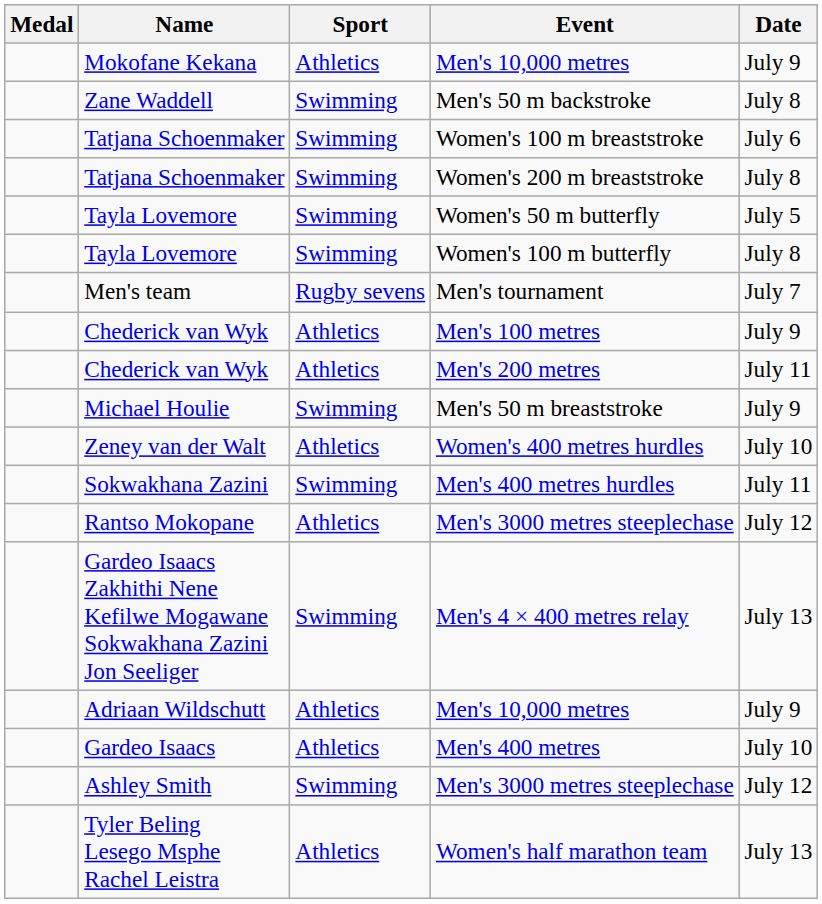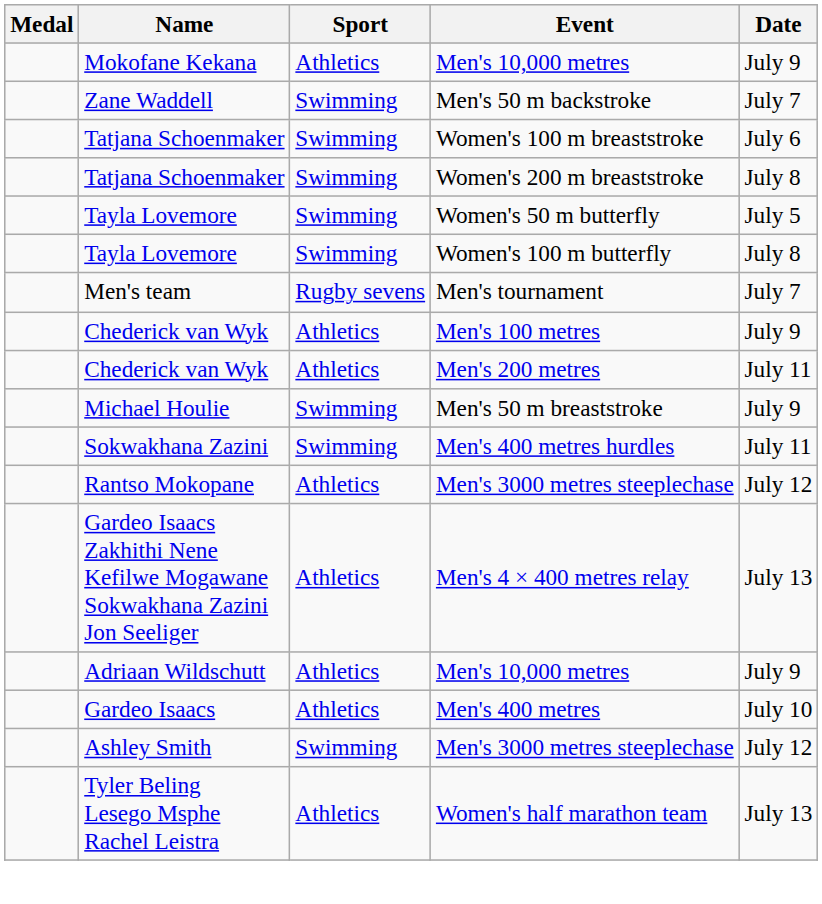(773, 100) July 8 -> (773, 100) July 7
- row: (175, 445)
(346, 615) Swimming -> (337, 577) Athletics
